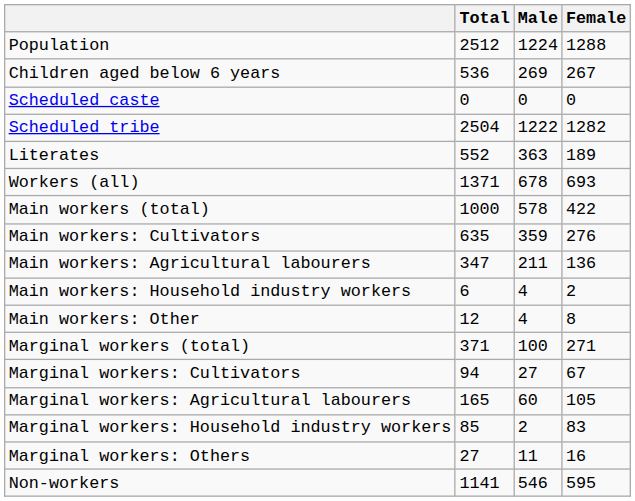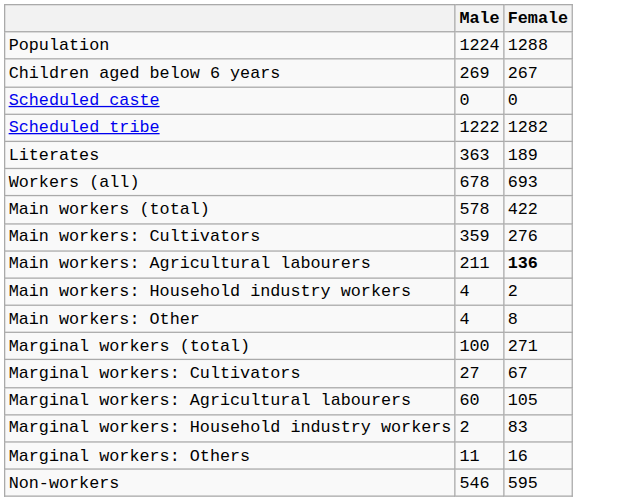- column: (485, 18)
(581, 264) normal -> (523, 264) bold
